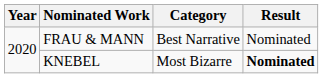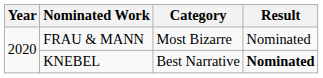(198, 38) Best Narrative -> (194, 38) Most Bizarre
(194, 61) Most Bizarre -> (198, 61) Best Narrative
